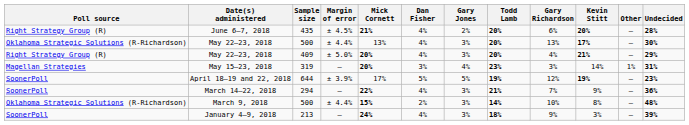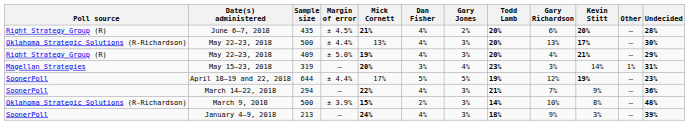(366, 55) 20% -> (366, 55) 19%
(340, 79) ± 3.9% -> (340, 79) ± 4.4%
(340, 103) ± 4.4% -> (340, 103) ± 3.9%
